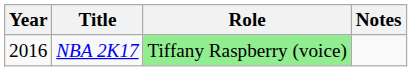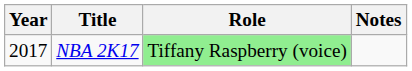(28, 50) 2016 -> (28, 50) 2017
